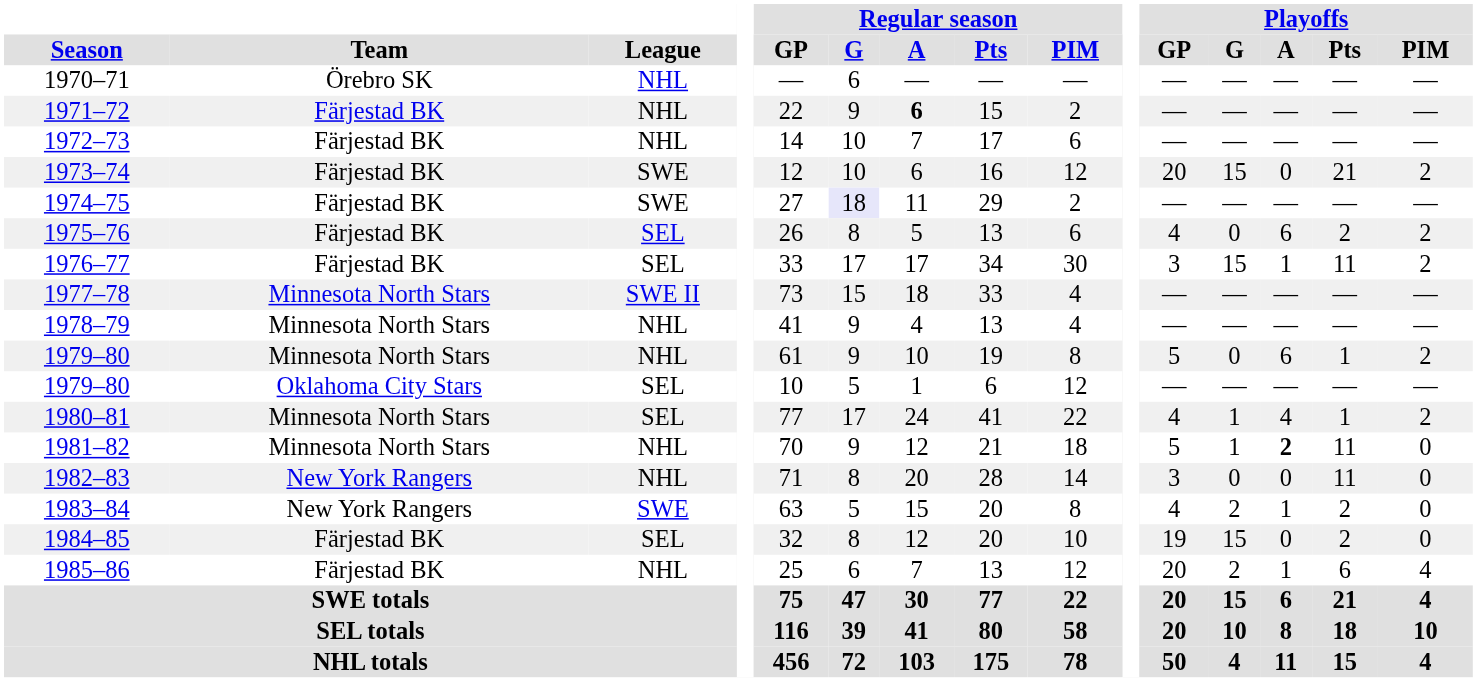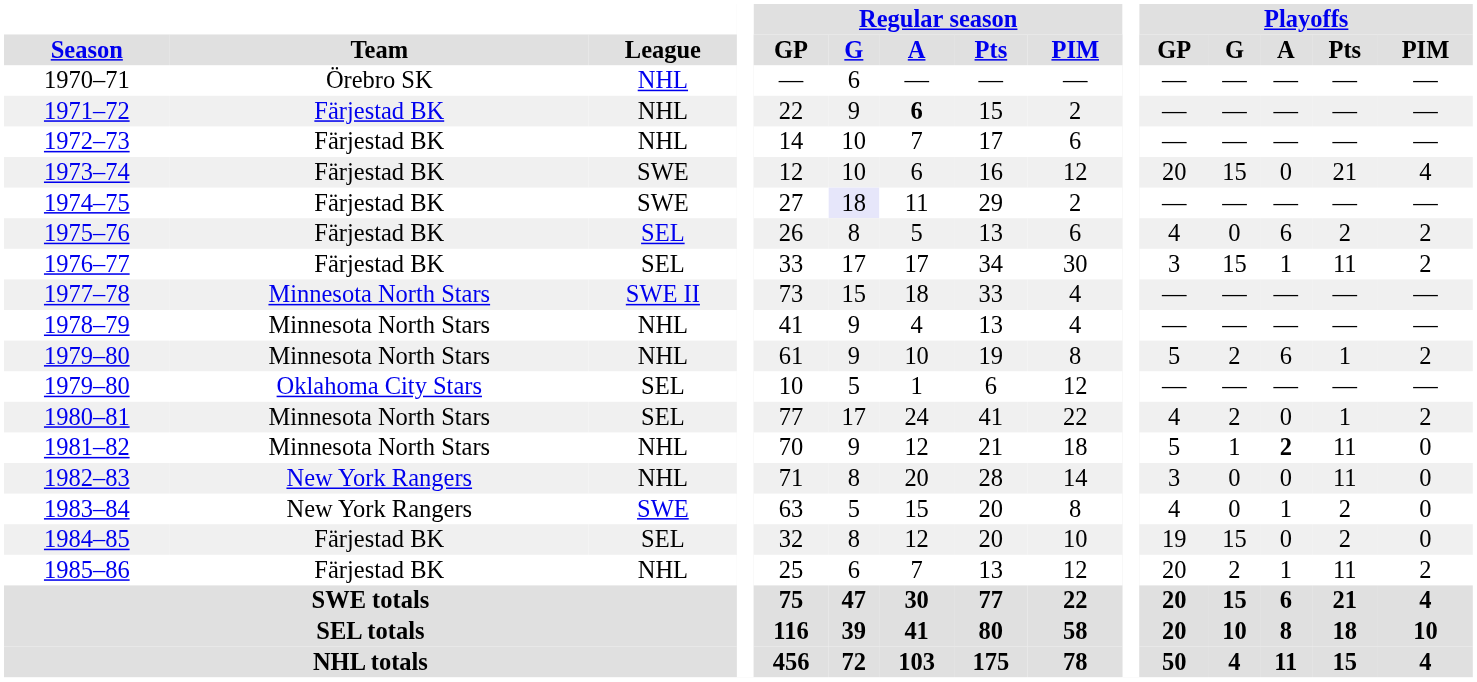(1425, 172) 2 -> (1425, 172) 4
(1234, 355) 0 -> (1234, 355) 2
(1234, 416) 1 -> (1234, 416) 2
(1286, 416) 4 -> (1286, 416) 0
(1234, 508) 2 -> (1234, 508) 0
(1345, 569) 6 -> (1345, 569) 11
(1425, 569) 4 -> (1425, 569) 2
